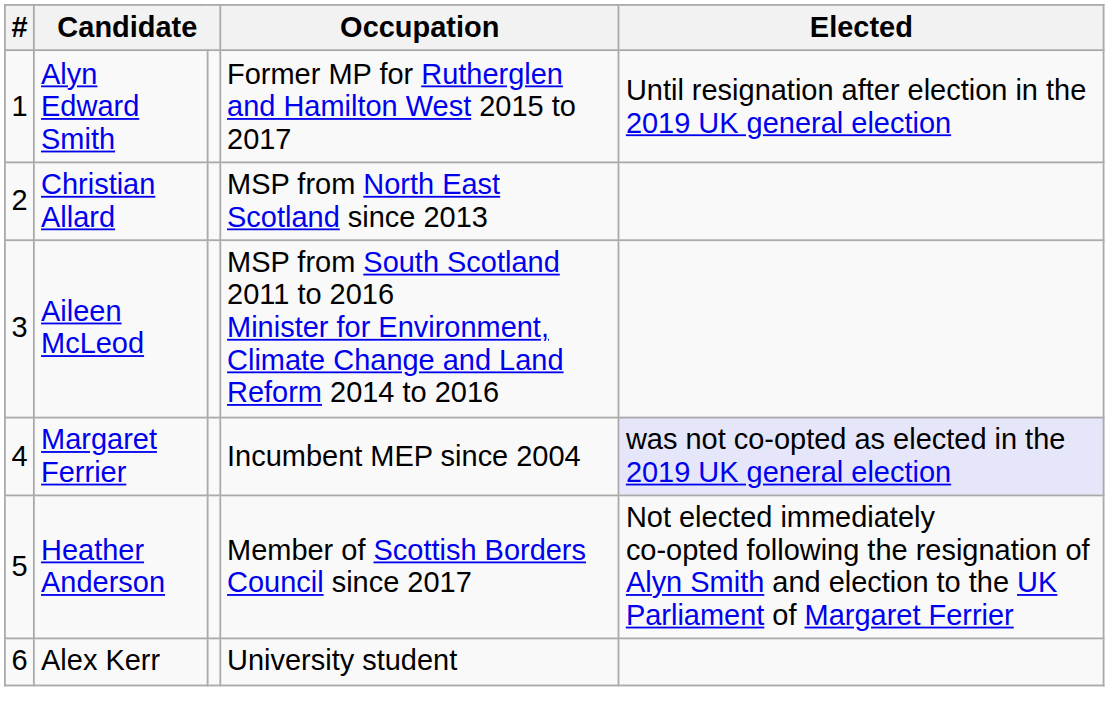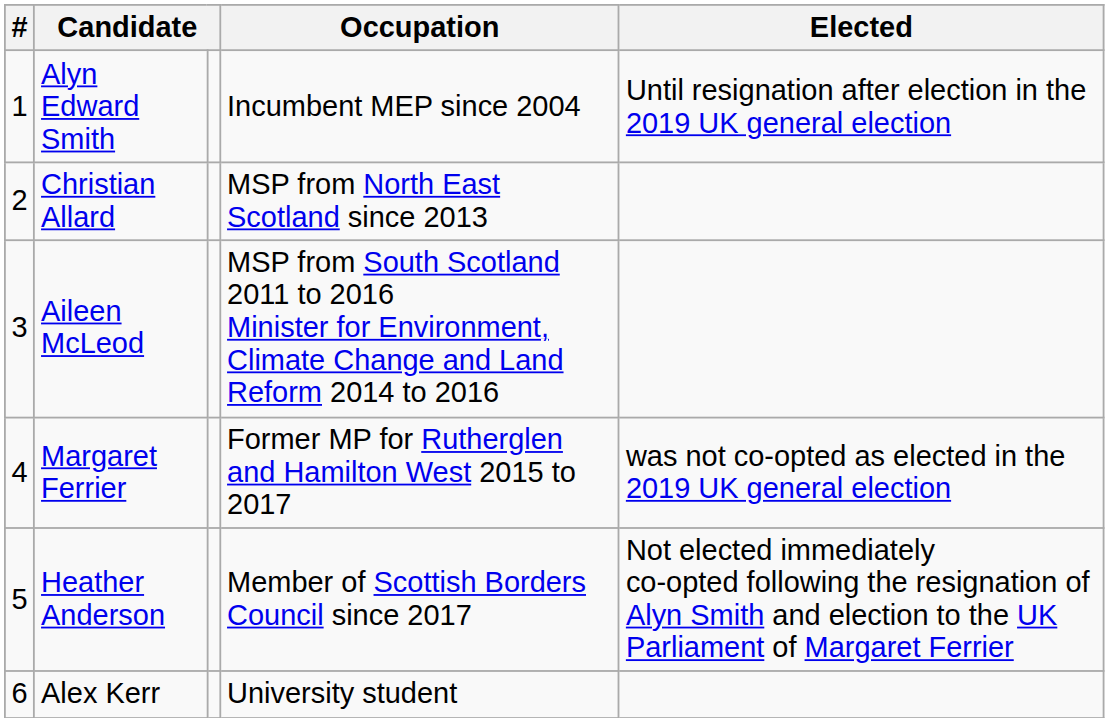(401, 105) Former MP for Rutherglen and Hamilton West 2015 to 2017 -> (404, 105) Incumbent MEP since 2004
(404, 455) Incumbent MEP since 2004 -> (401, 471) Former MP for Rutherglen and Hamilton West 2015 to 2017
(846, 455) lavender background -> (846, 471) no background
